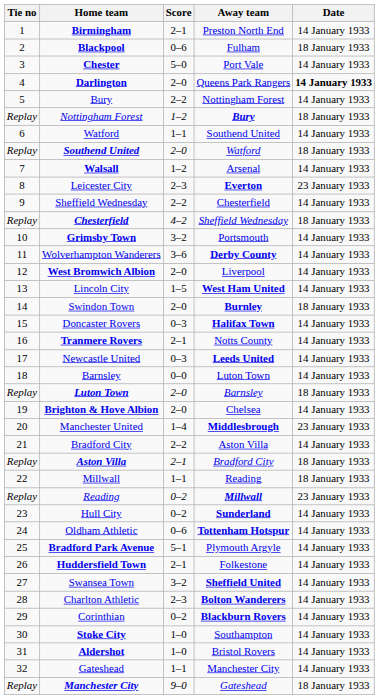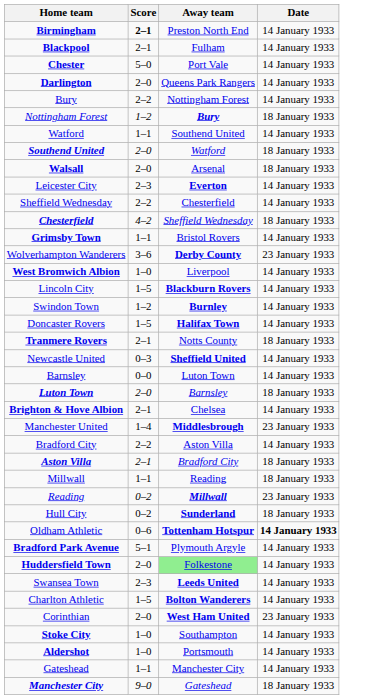- column: (22, 13)
(179, 30) normal -> (143, 30) bold
(179, 47) 0–6 -> (143, 47) 2–1
(334, 47) 18 January 1933 -> (298, 47) 14 January 1933
(334, 82) bold -> (298, 82) normal
(179, 168) 1–2 -> (143, 168) 2–0
(334, 168) 14 January 1933 -> (298, 168) 18 January 1933
(334, 185) 23 January 1933 -> (298, 185) 14 January 1933
(179, 237) 3–2 -> (143, 237) 1–1
(243, 237) Portsmouth -> (208, 237) Bristol Rovers
(334, 254) 14 January 1933 -> (298, 254) 23 January 1933
(179, 271) 2–0 -> (143, 271) 1–0
(243, 289) West Ham United -> (208, 289) Blackburn Rovers
(179, 306) 2–0 -> (143, 306) 1–2
(334, 306) 18 January 1933 -> (298, 306) 14 January 1933
(179, 323) 0–3 -> (143, 323) 1–5
(334, 340) 14 January 1933 -> (298, 340) 18 January 1933
(243, 358) Leeds United -> (208, 358) Sheffield United
(179, 409) 2–0 -> (143, 409) 2–1
(334, 513) 14 January 1933 -> (298, 513) 18 January 1933
(334, 530) normal -> (298, 530) bold
(179, 565) 2–1 -> (143, 565) 2–0
(243, 565) no background -> (208, 565) lightgreen background
(179, 582) 3–2 -> (143, 582) 2–3
(243, 582) Sheffield United -> (208, 582) Leeds United
(179, 599) 2–3 -> (143, 599) 1–5
(179, 617) 0–2 -> (143, 617) 2–0
(243, 617) Blackburn Rovers -> (208, 617) West Ham United
(334, 617) 14 January 1933 -> (298, 617) 23 January 1933
(243, 651) Bristol Rovers -> (208, 651) Portsmouth
